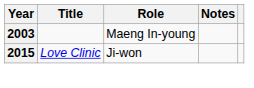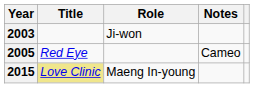(151, 33) Maeng In-young -> (124, 33) Ji-won
+ row: (21, 53)
(70, 53) no background -> (70, 72) khaki background
(124, 53) Ji-won -> (151, 72) Maeng In-young
